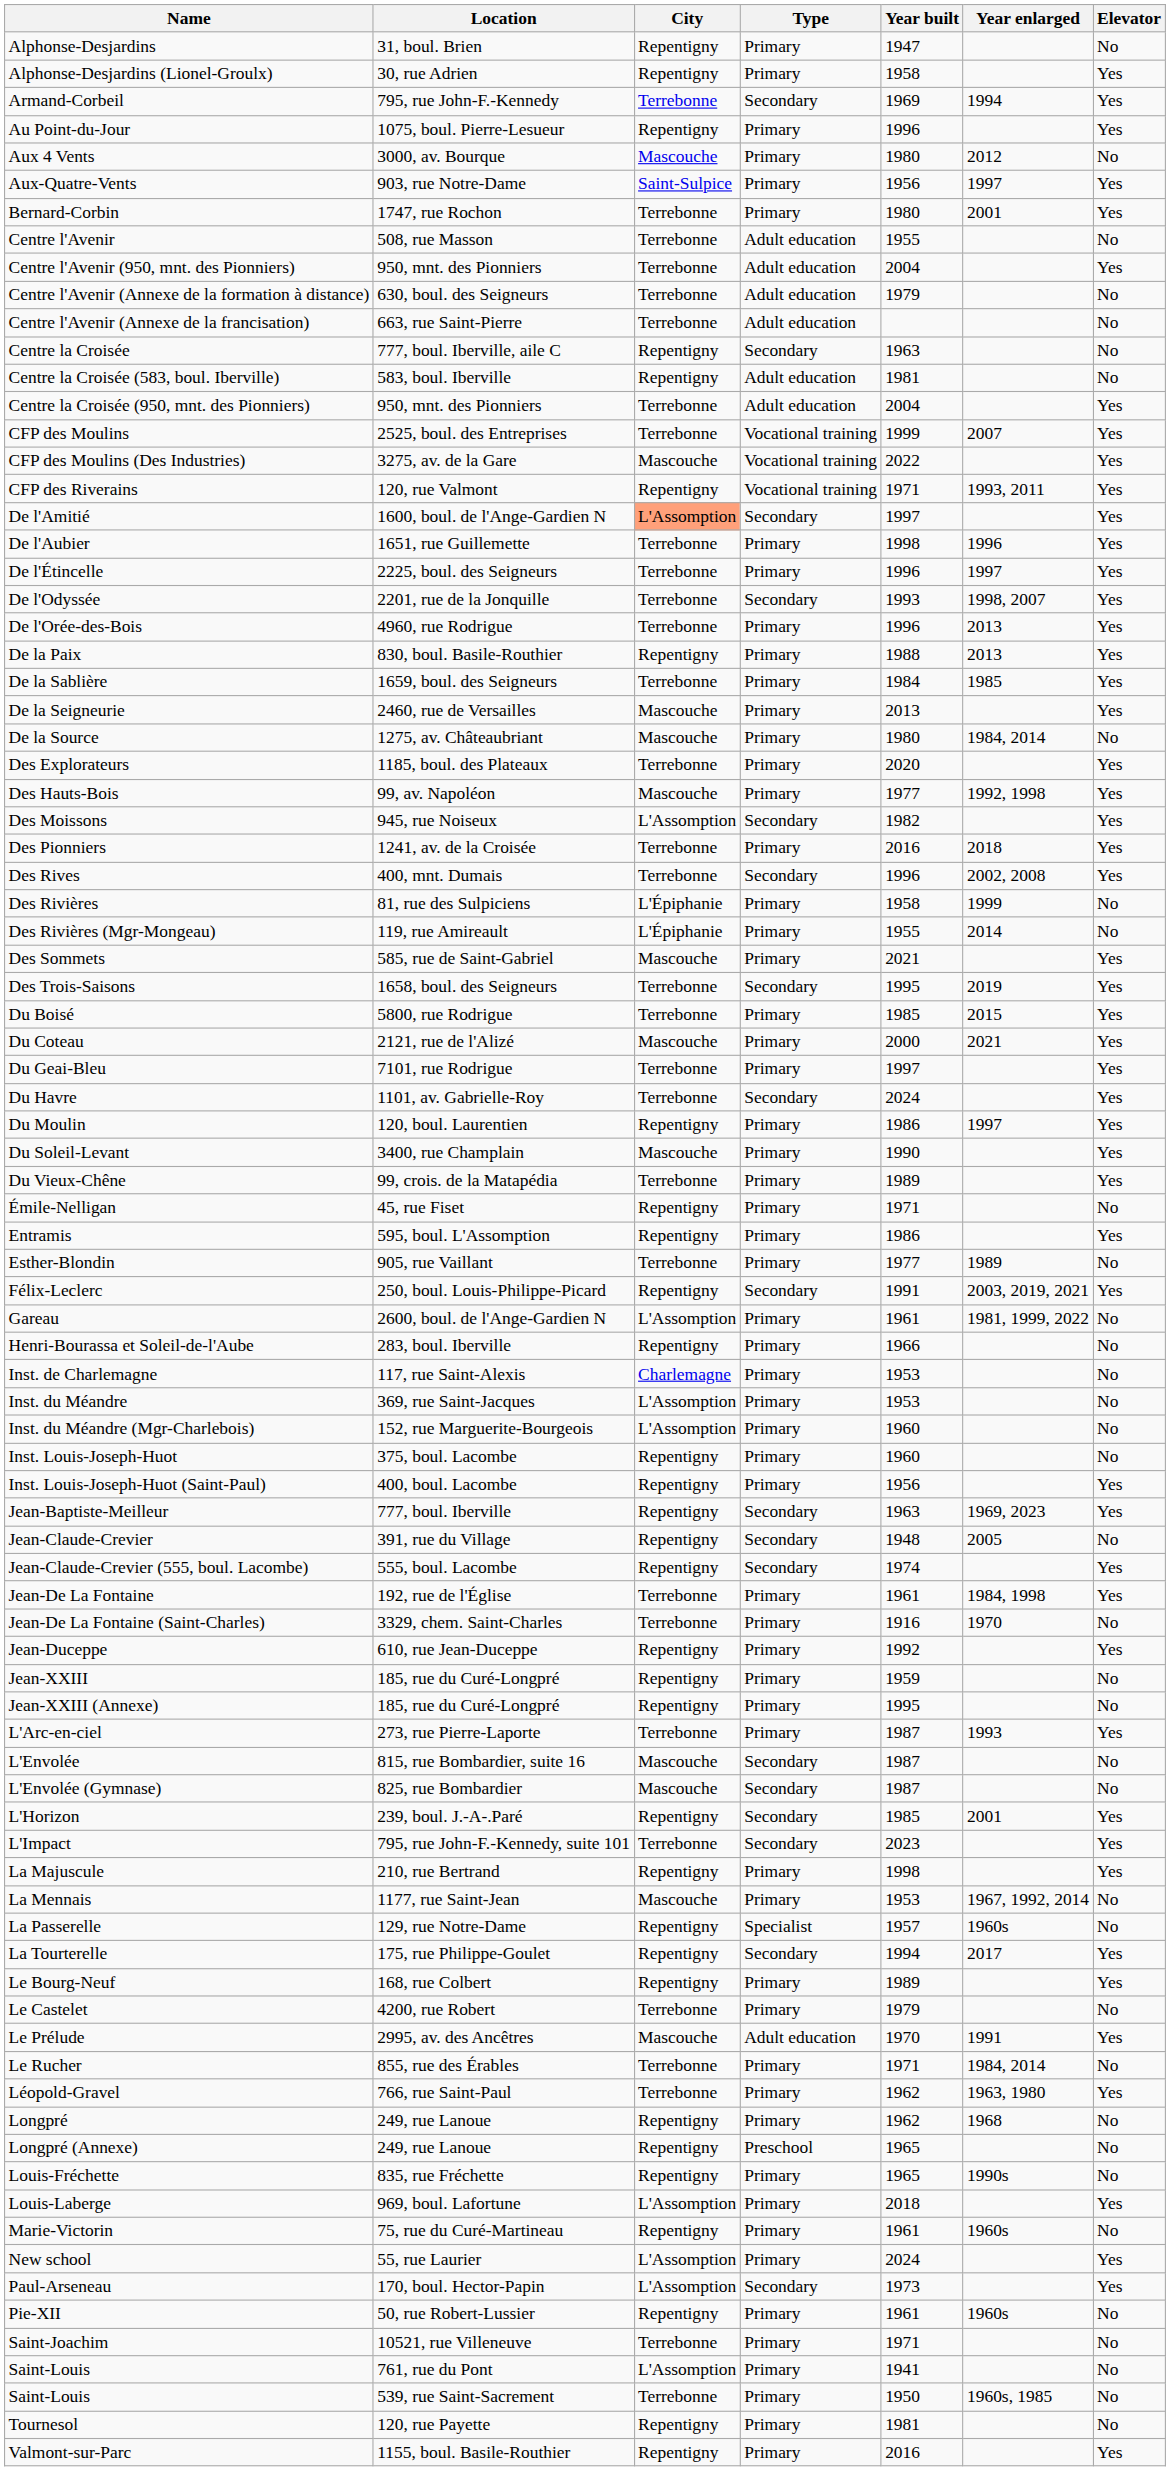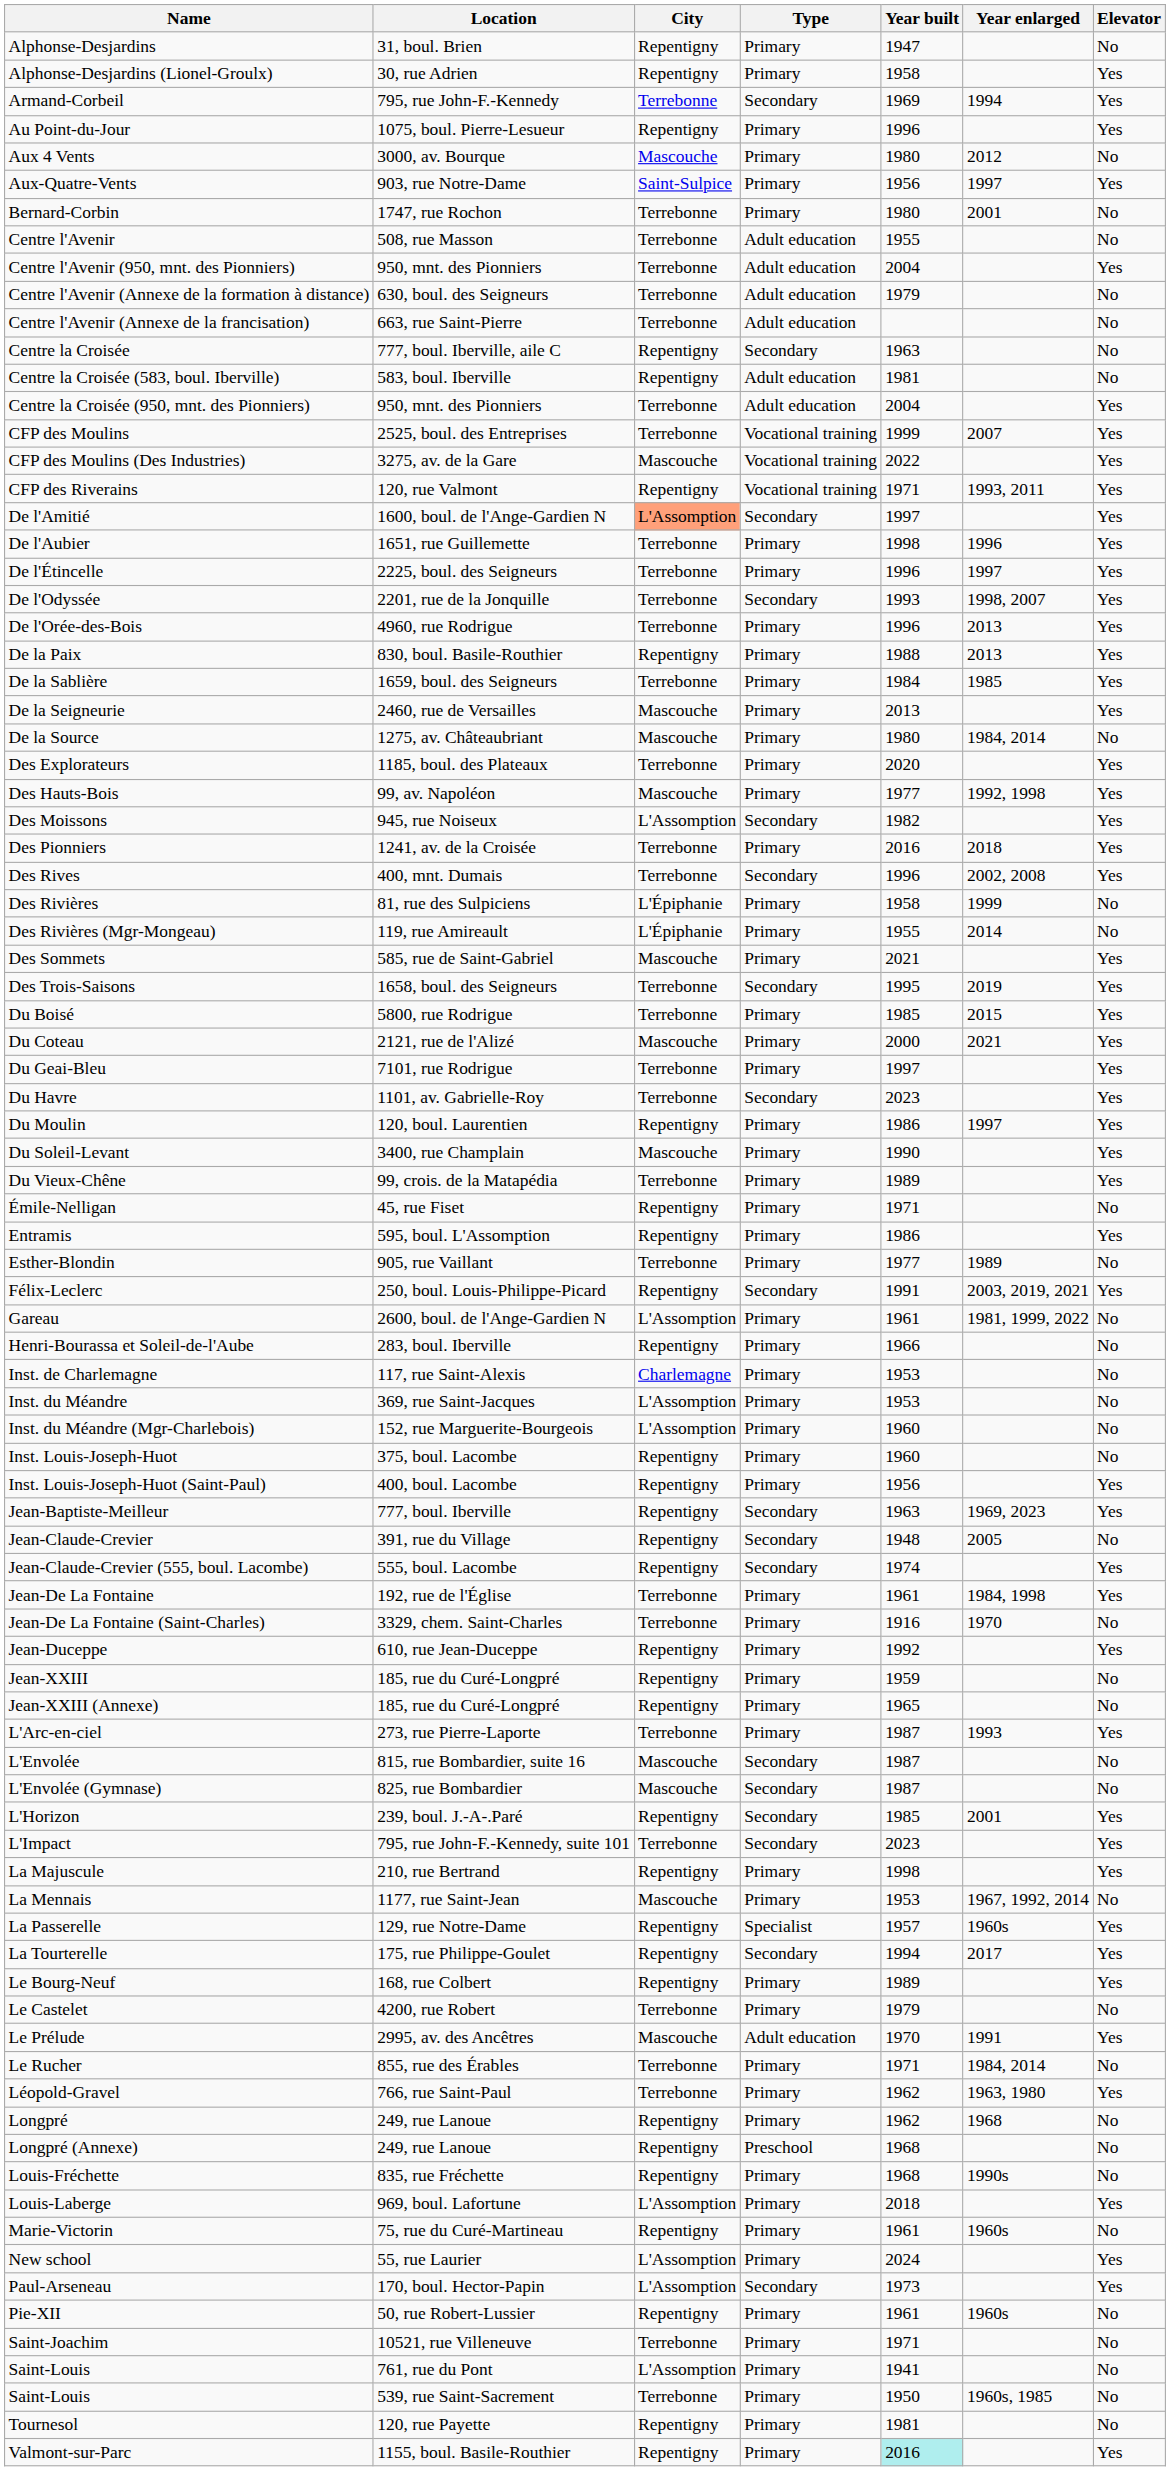(1110, 211) Yes -> (1108, 211) No
(903, 1097) 2024 -> (903, 1097) 2023
(903, 1705) 1995 -> (903, 1705) 1965
(1108, 1926) No -> (1110, 1926) Yes
(903, 2148) 1965 -> (903, 2148) 1968
(903, 2175) 1965 -> (903, 2175) 1968
(903, 2452) no background -> (903, 2452) paleturquoise background
